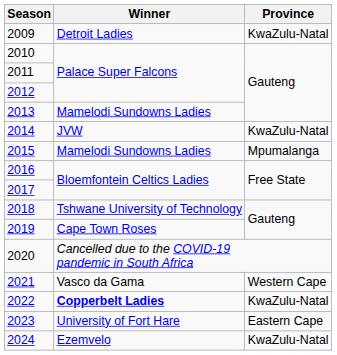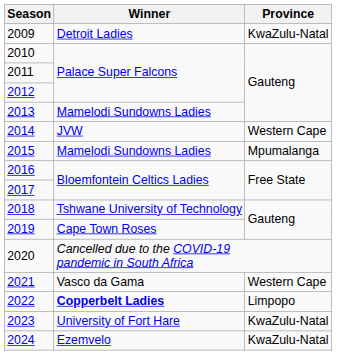(288, 131) KwaZulu-Natal -> (287, 131) Western Cape
(288, 301) KwaZulu-Natal -> (271, 301) Limpopo
(285, 321) Eastern Cape -> (288, 321) KwaZulu-Natal
